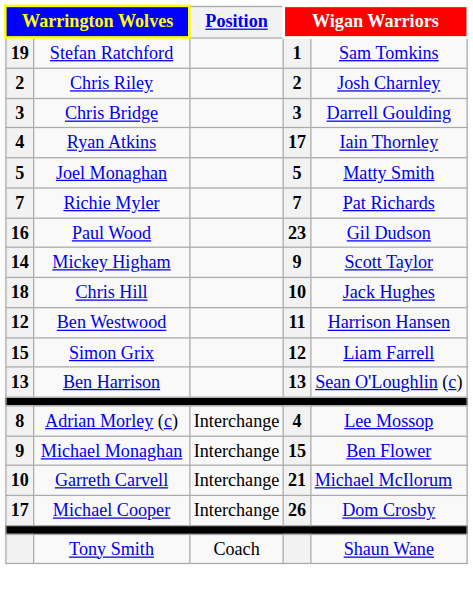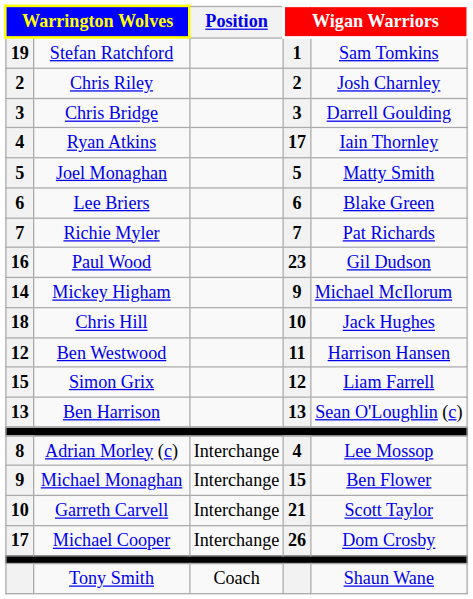+ row: (20, 202)
(389, 262) Scott Taylor -> (383, 292) Michael McIlorum
(383, 480) Michael McIlorum -> (389, 510) Scott Taylor
